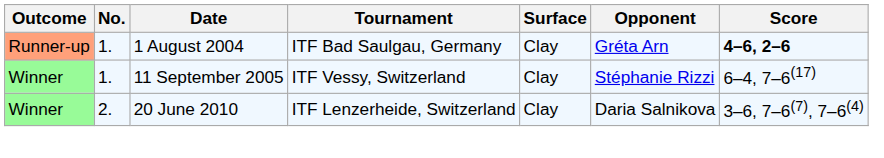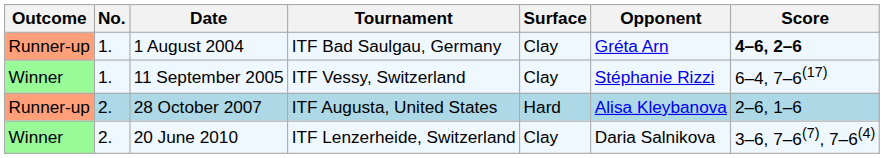+ row: (198, 106)
